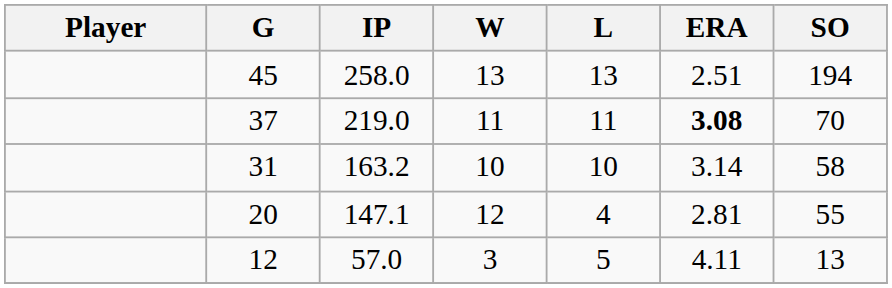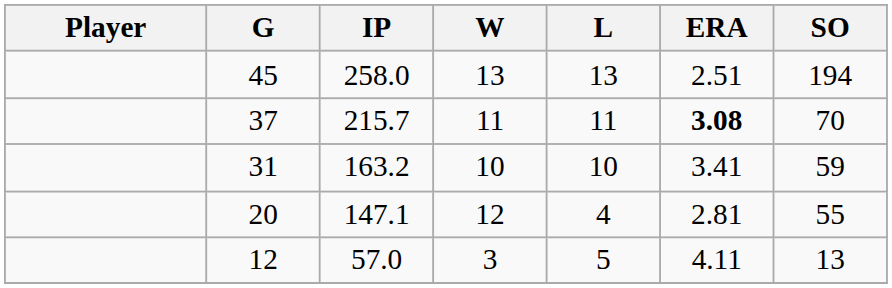(377, 120) 219.0 -> (377, 120) 215.7
(717, 167) 3.14 -> (717, 167) 3.41
(830, 167) 58 -> (830, 167) 59
